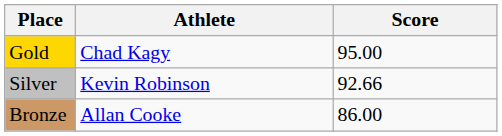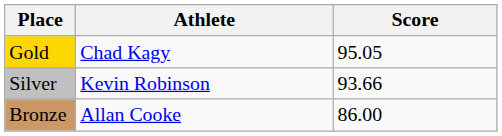(360, 51) 95.00 -> (360, 51) 95.05
(360, 83) 92.66 -> (360, 83) 93.66
